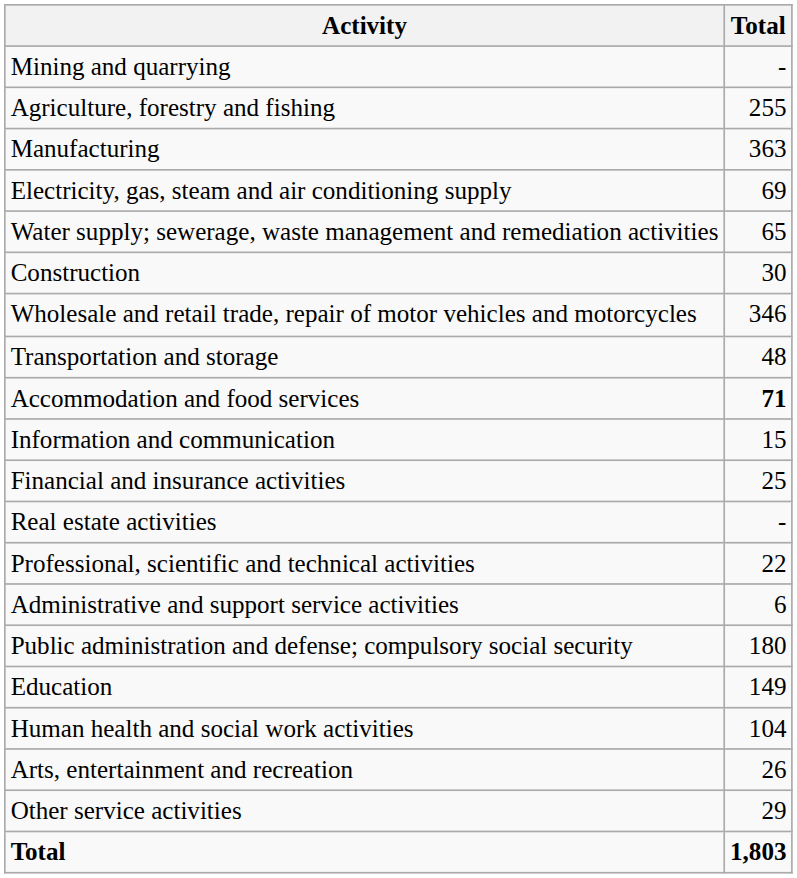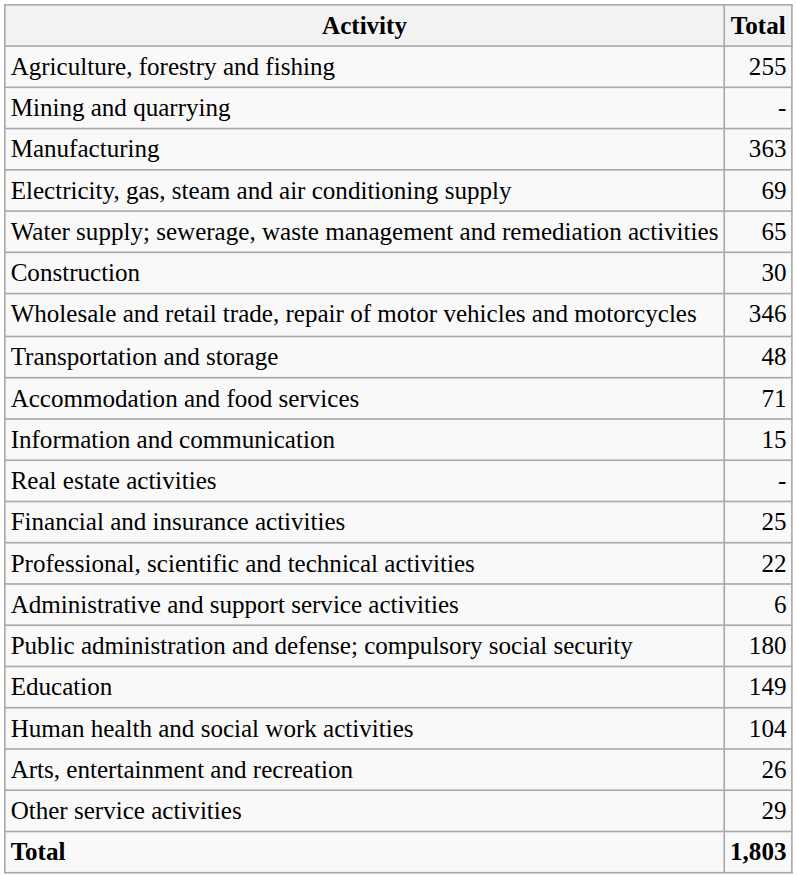rows swapped: (173, 108) <-> (121, 66)
(774, 397) bold -> (774, 397) normal
rows swapped: (178, 480) <-> (114, 521)
